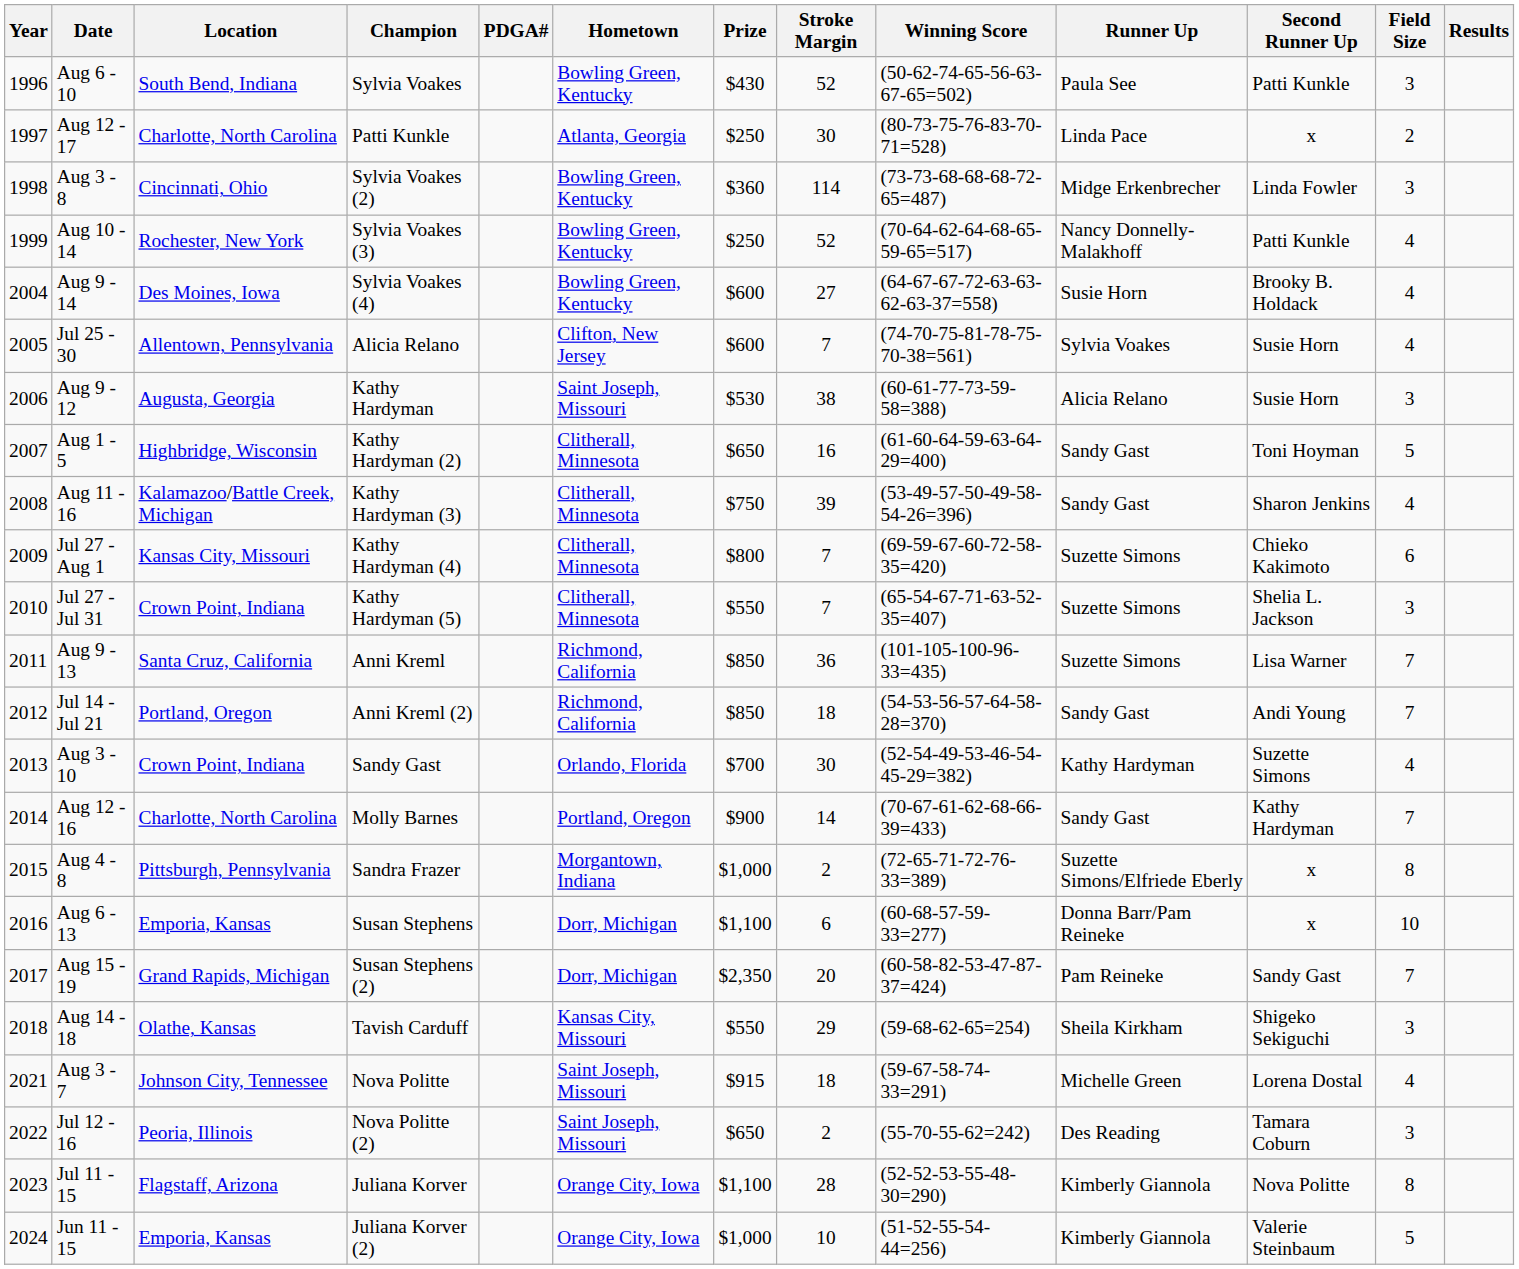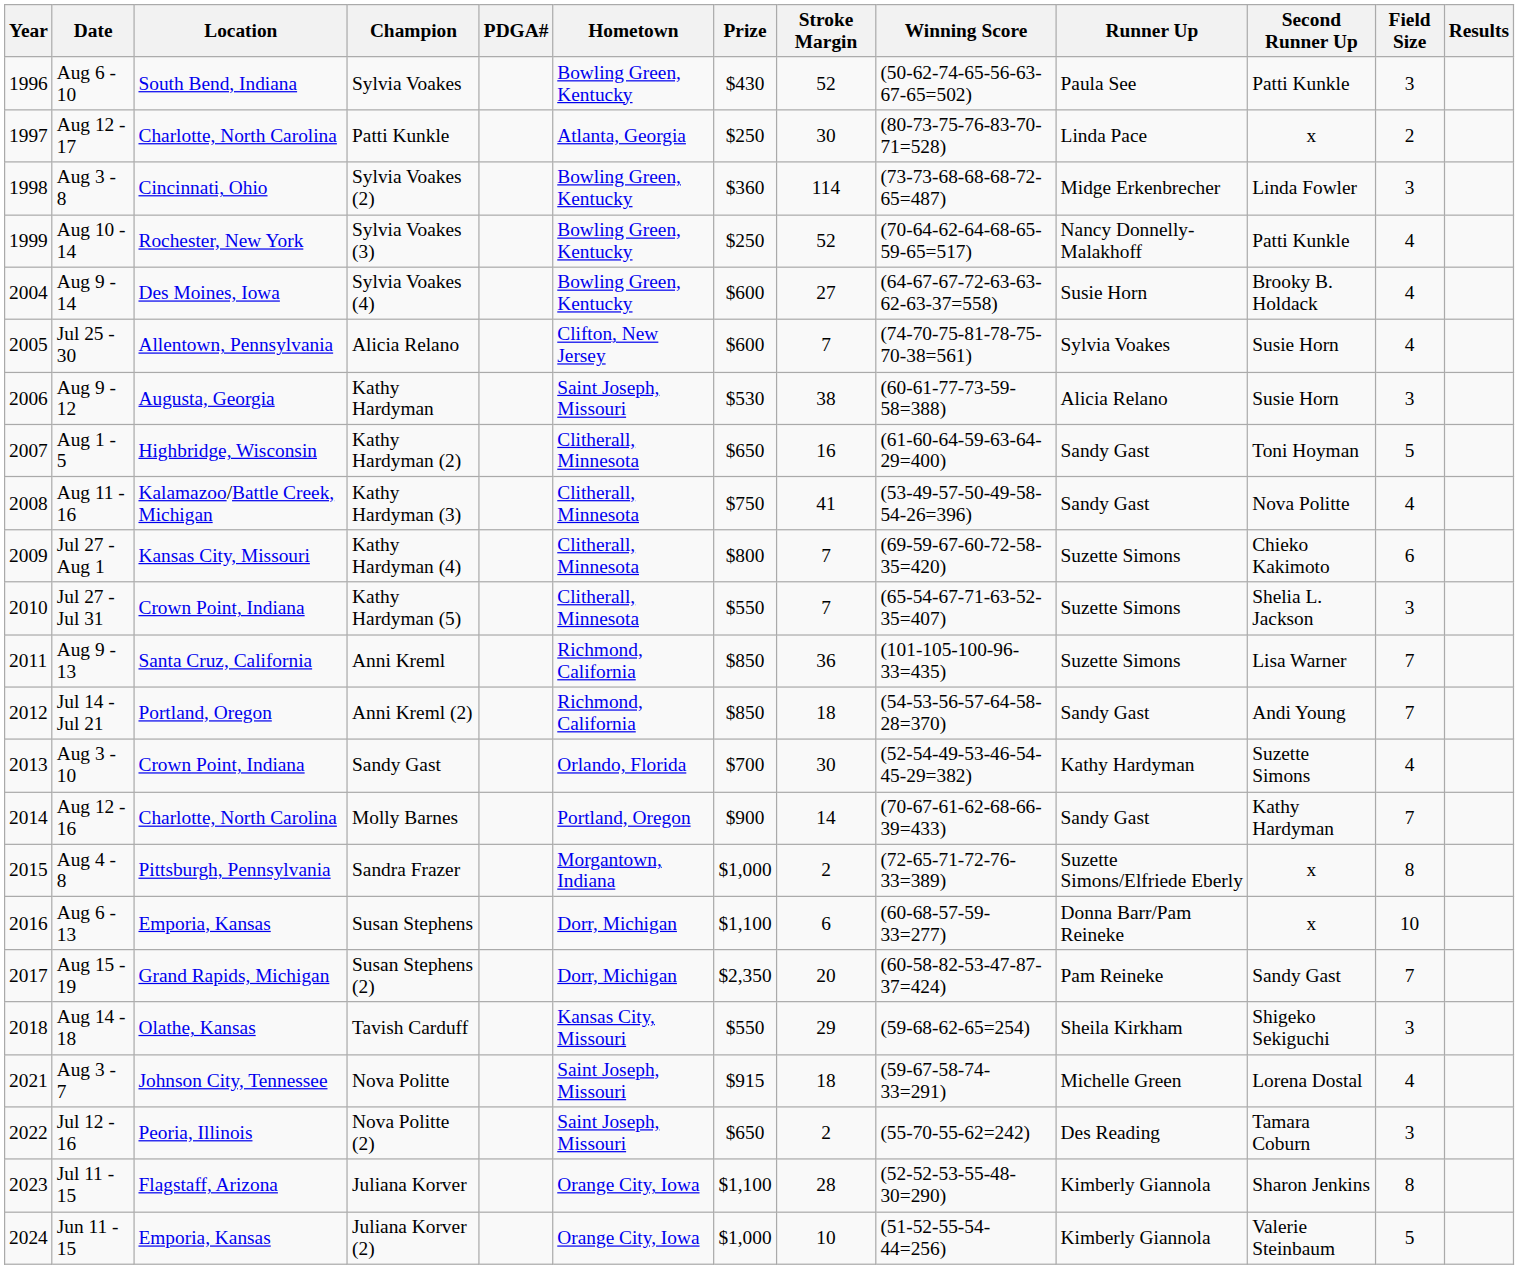(826, 503) 39 -> (826, 503) 41
(1311, 503) Sharon Jenkins -> (1301, 503) Nova Politte
(1301, 1185) Nova Politte -> (1311, 1185) Sharon Jenkins
